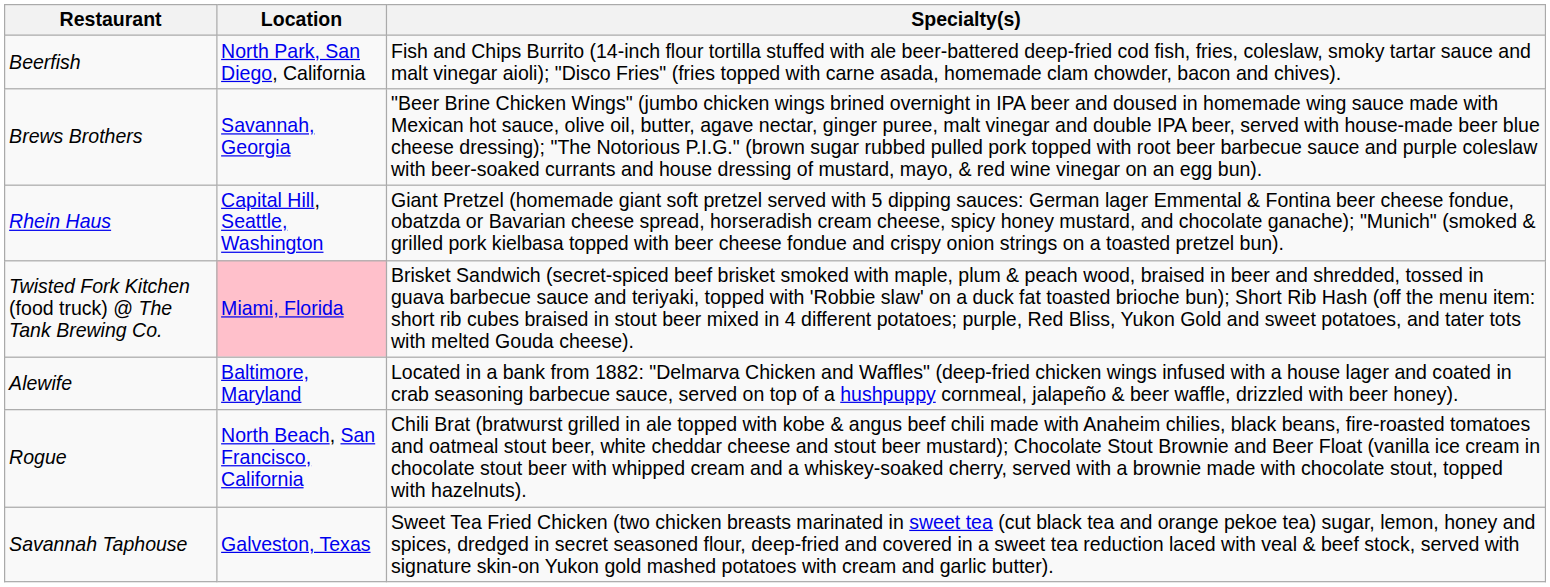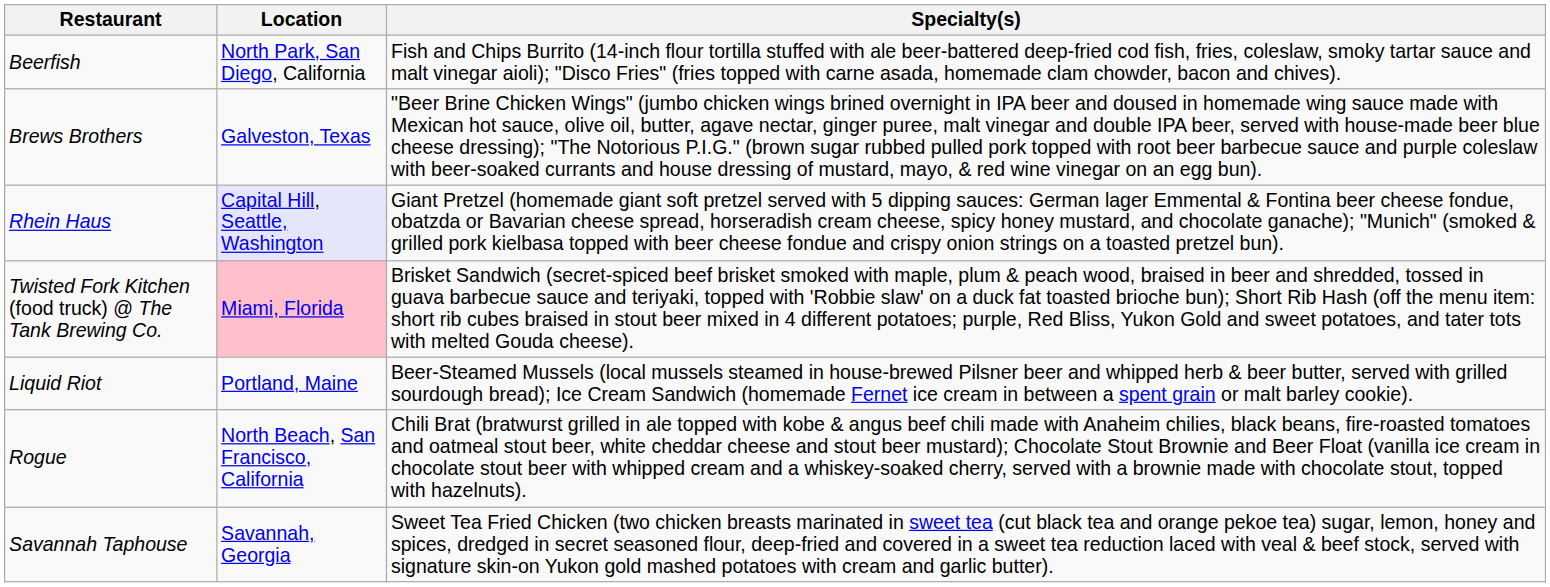(268, 136) Savannah, Georgia -> (296, 136) Galveston, Texas
(272, 222) no background -> (272, 222) lavender background
- row: (41, 383)
+ row: (55, 383)
(296, 544) Galveston, Texas -> (268, 544) Savannah, Georgia
